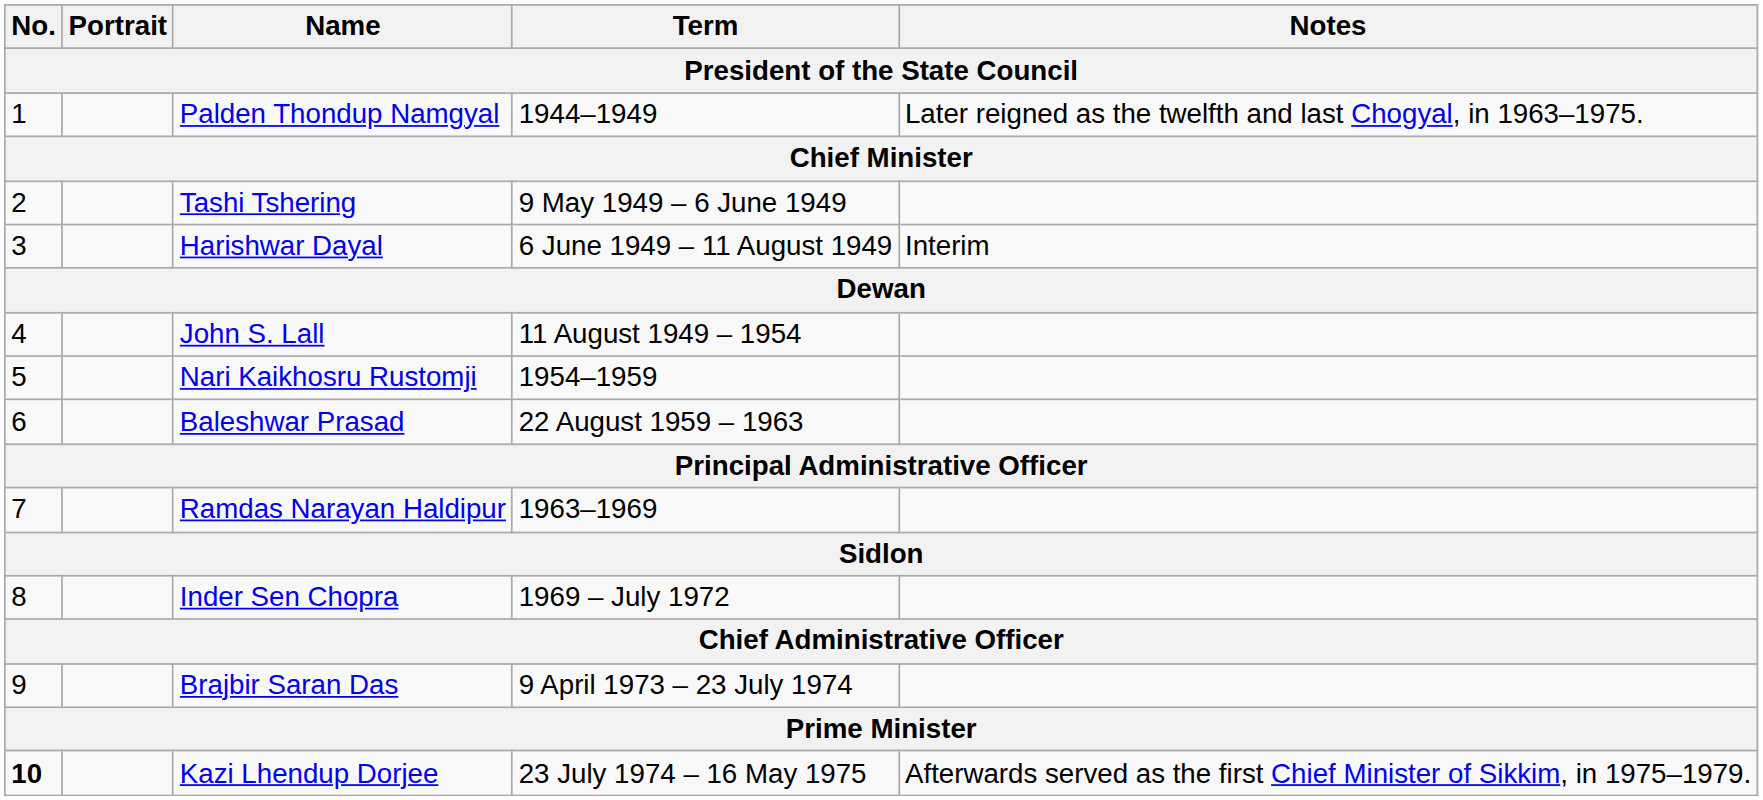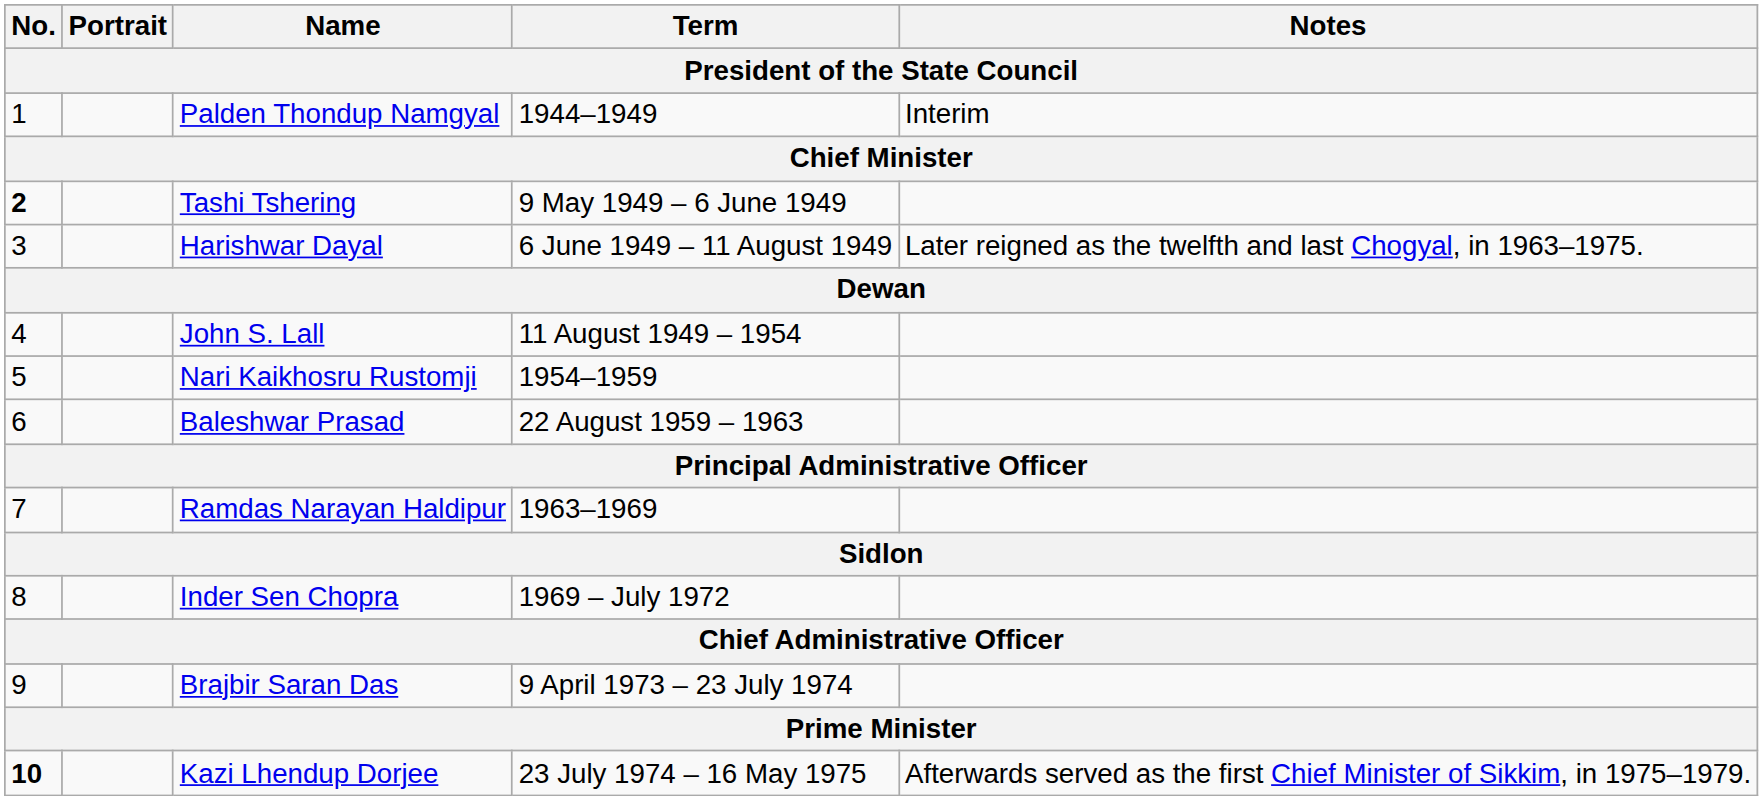(1274, 114) Later reigned as the twelfth and last Chogyal, in 1963–1975. -> (947, 114) Interim
(19, 202) normal -> (19, 202) bold
(947, 245) Interim -> (1274, 245) Later reigned as the twelfth and last Chogyal, in 1963–1975.
